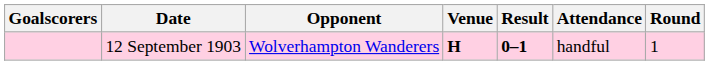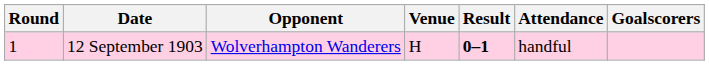columns swapped: (675, 18) <-> (53, 18)
(454, 45) bold -> (415, 45) normal
